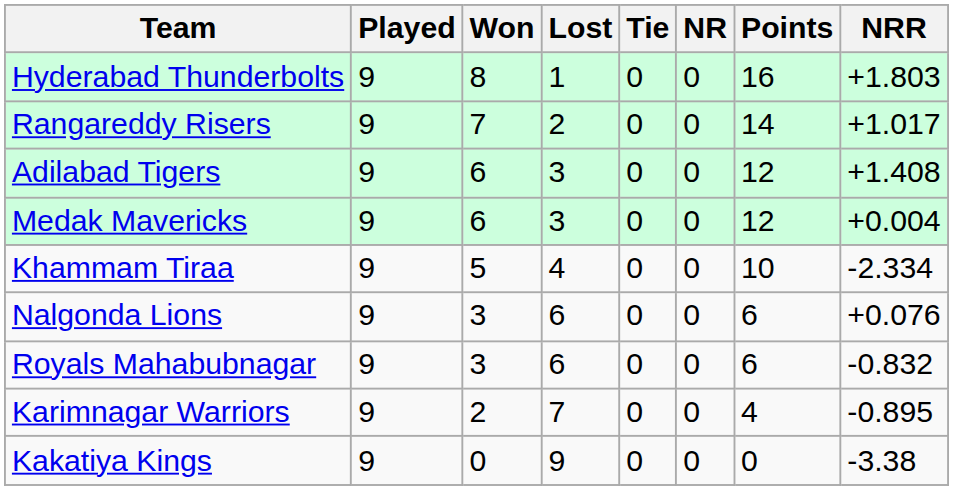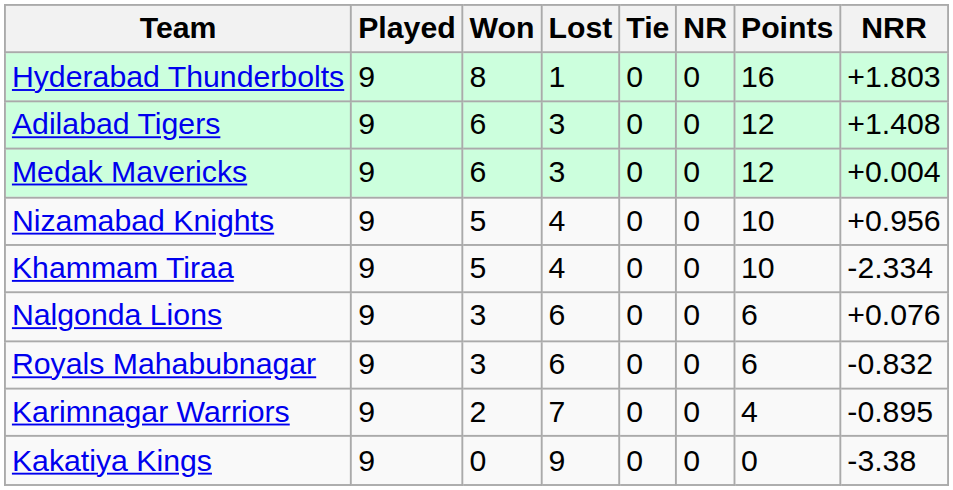- row: (141, 124)
+ row: (143, 220)
